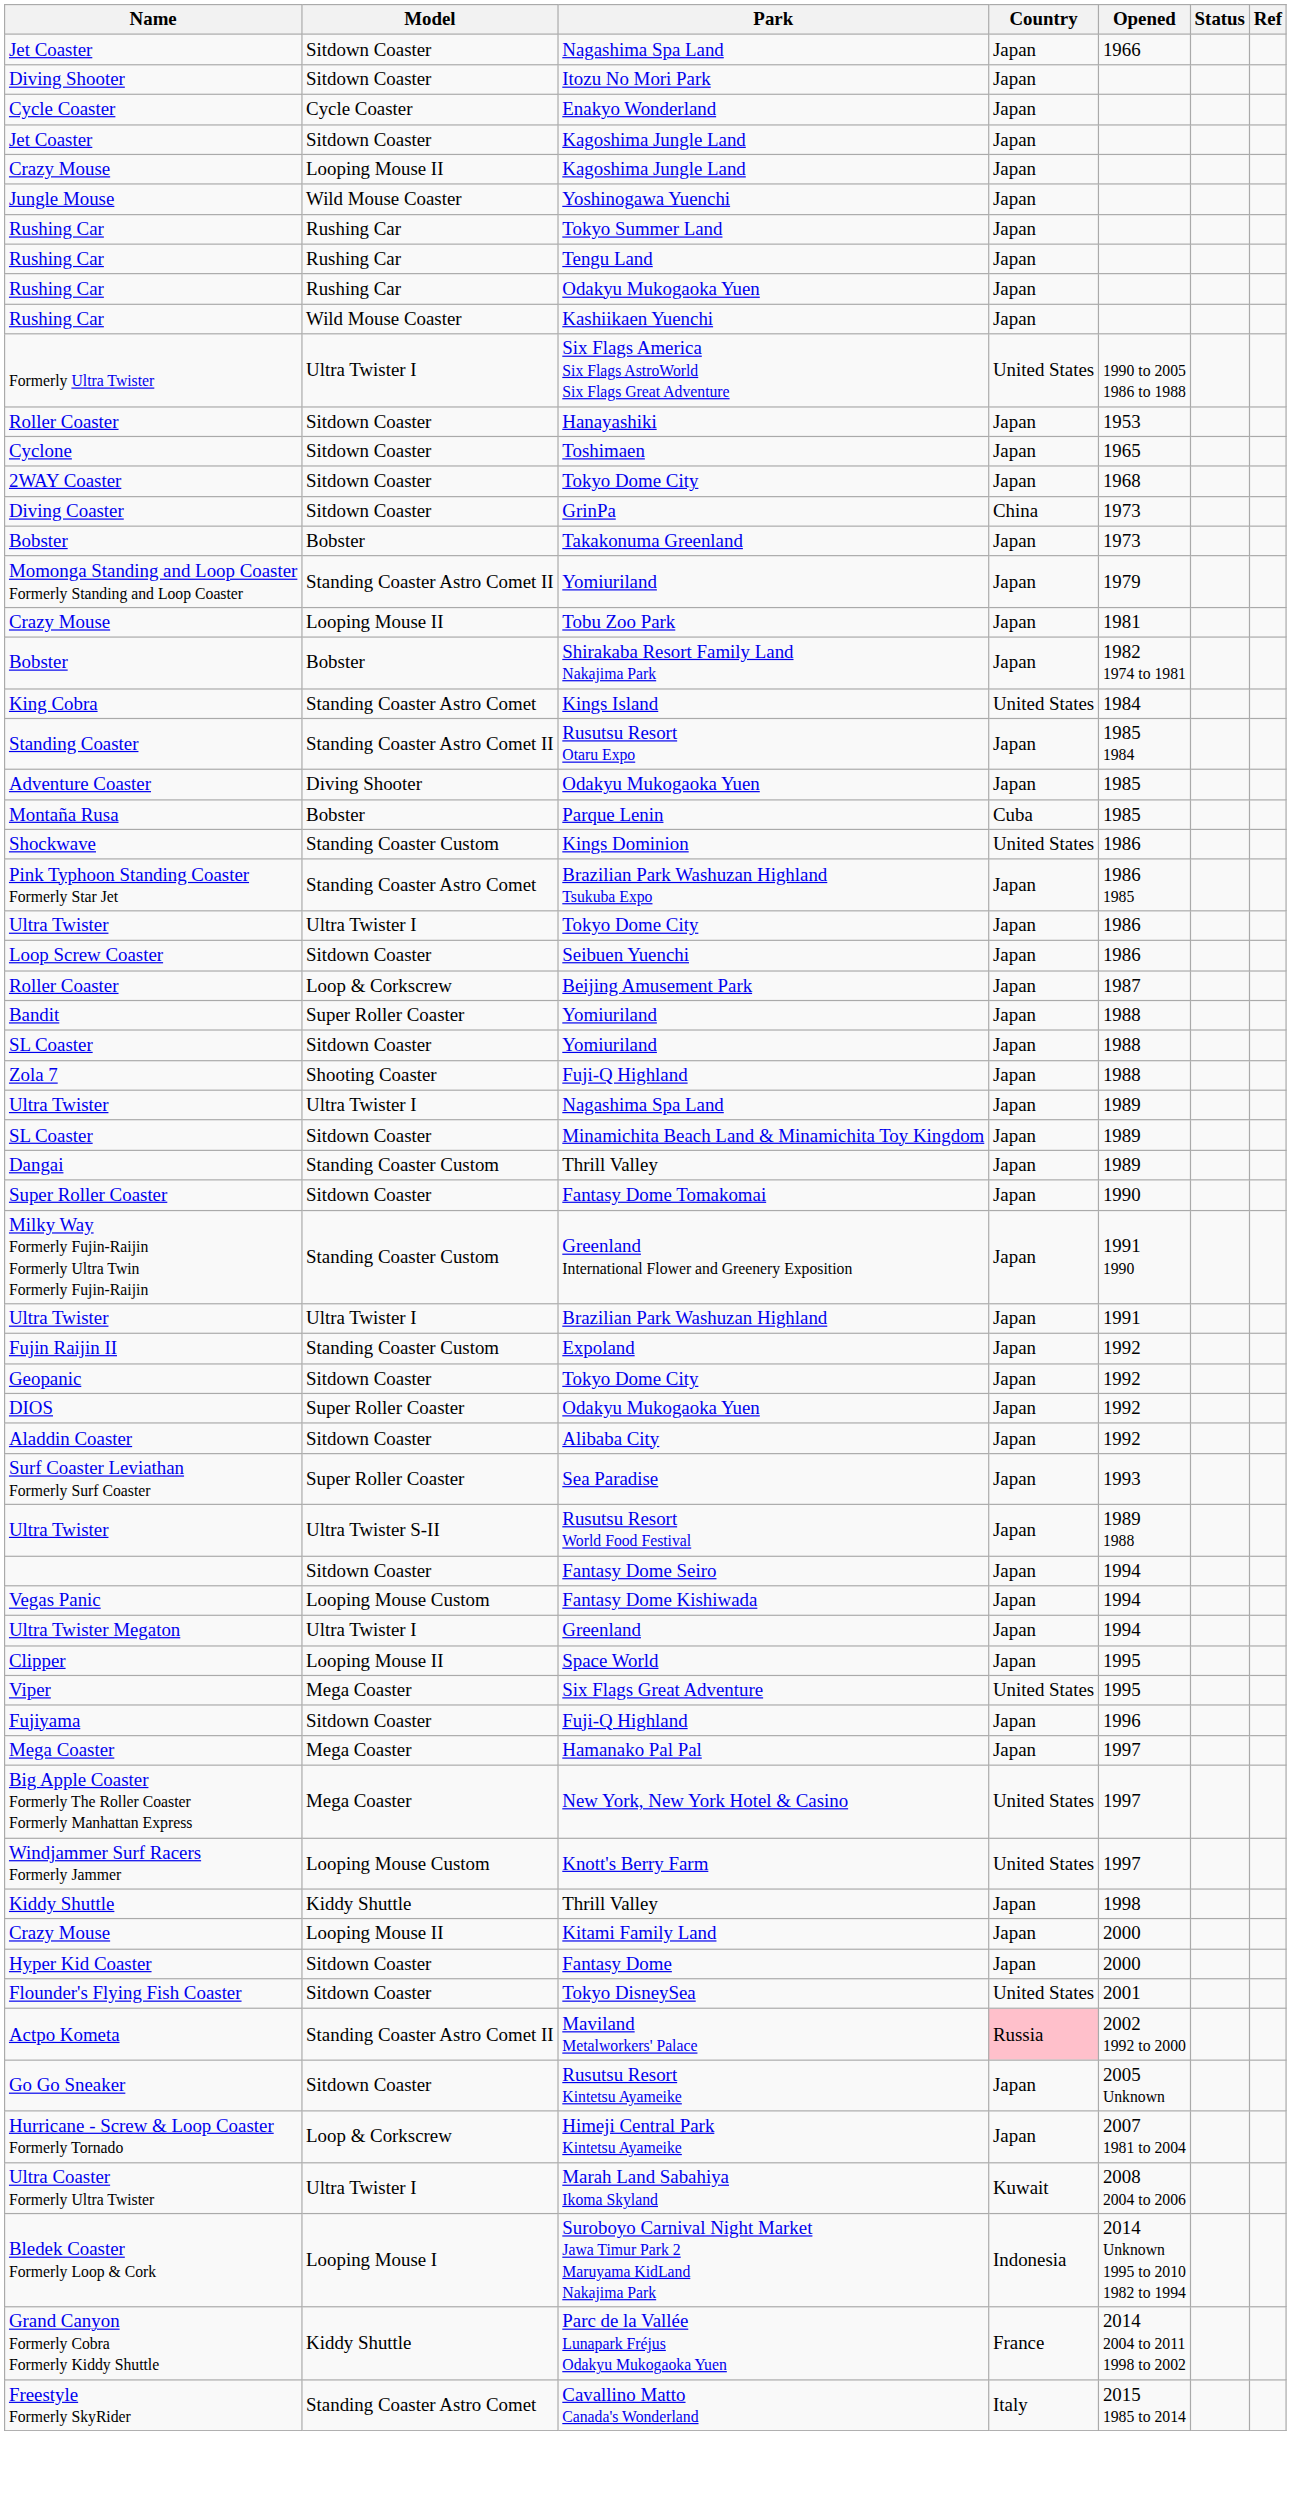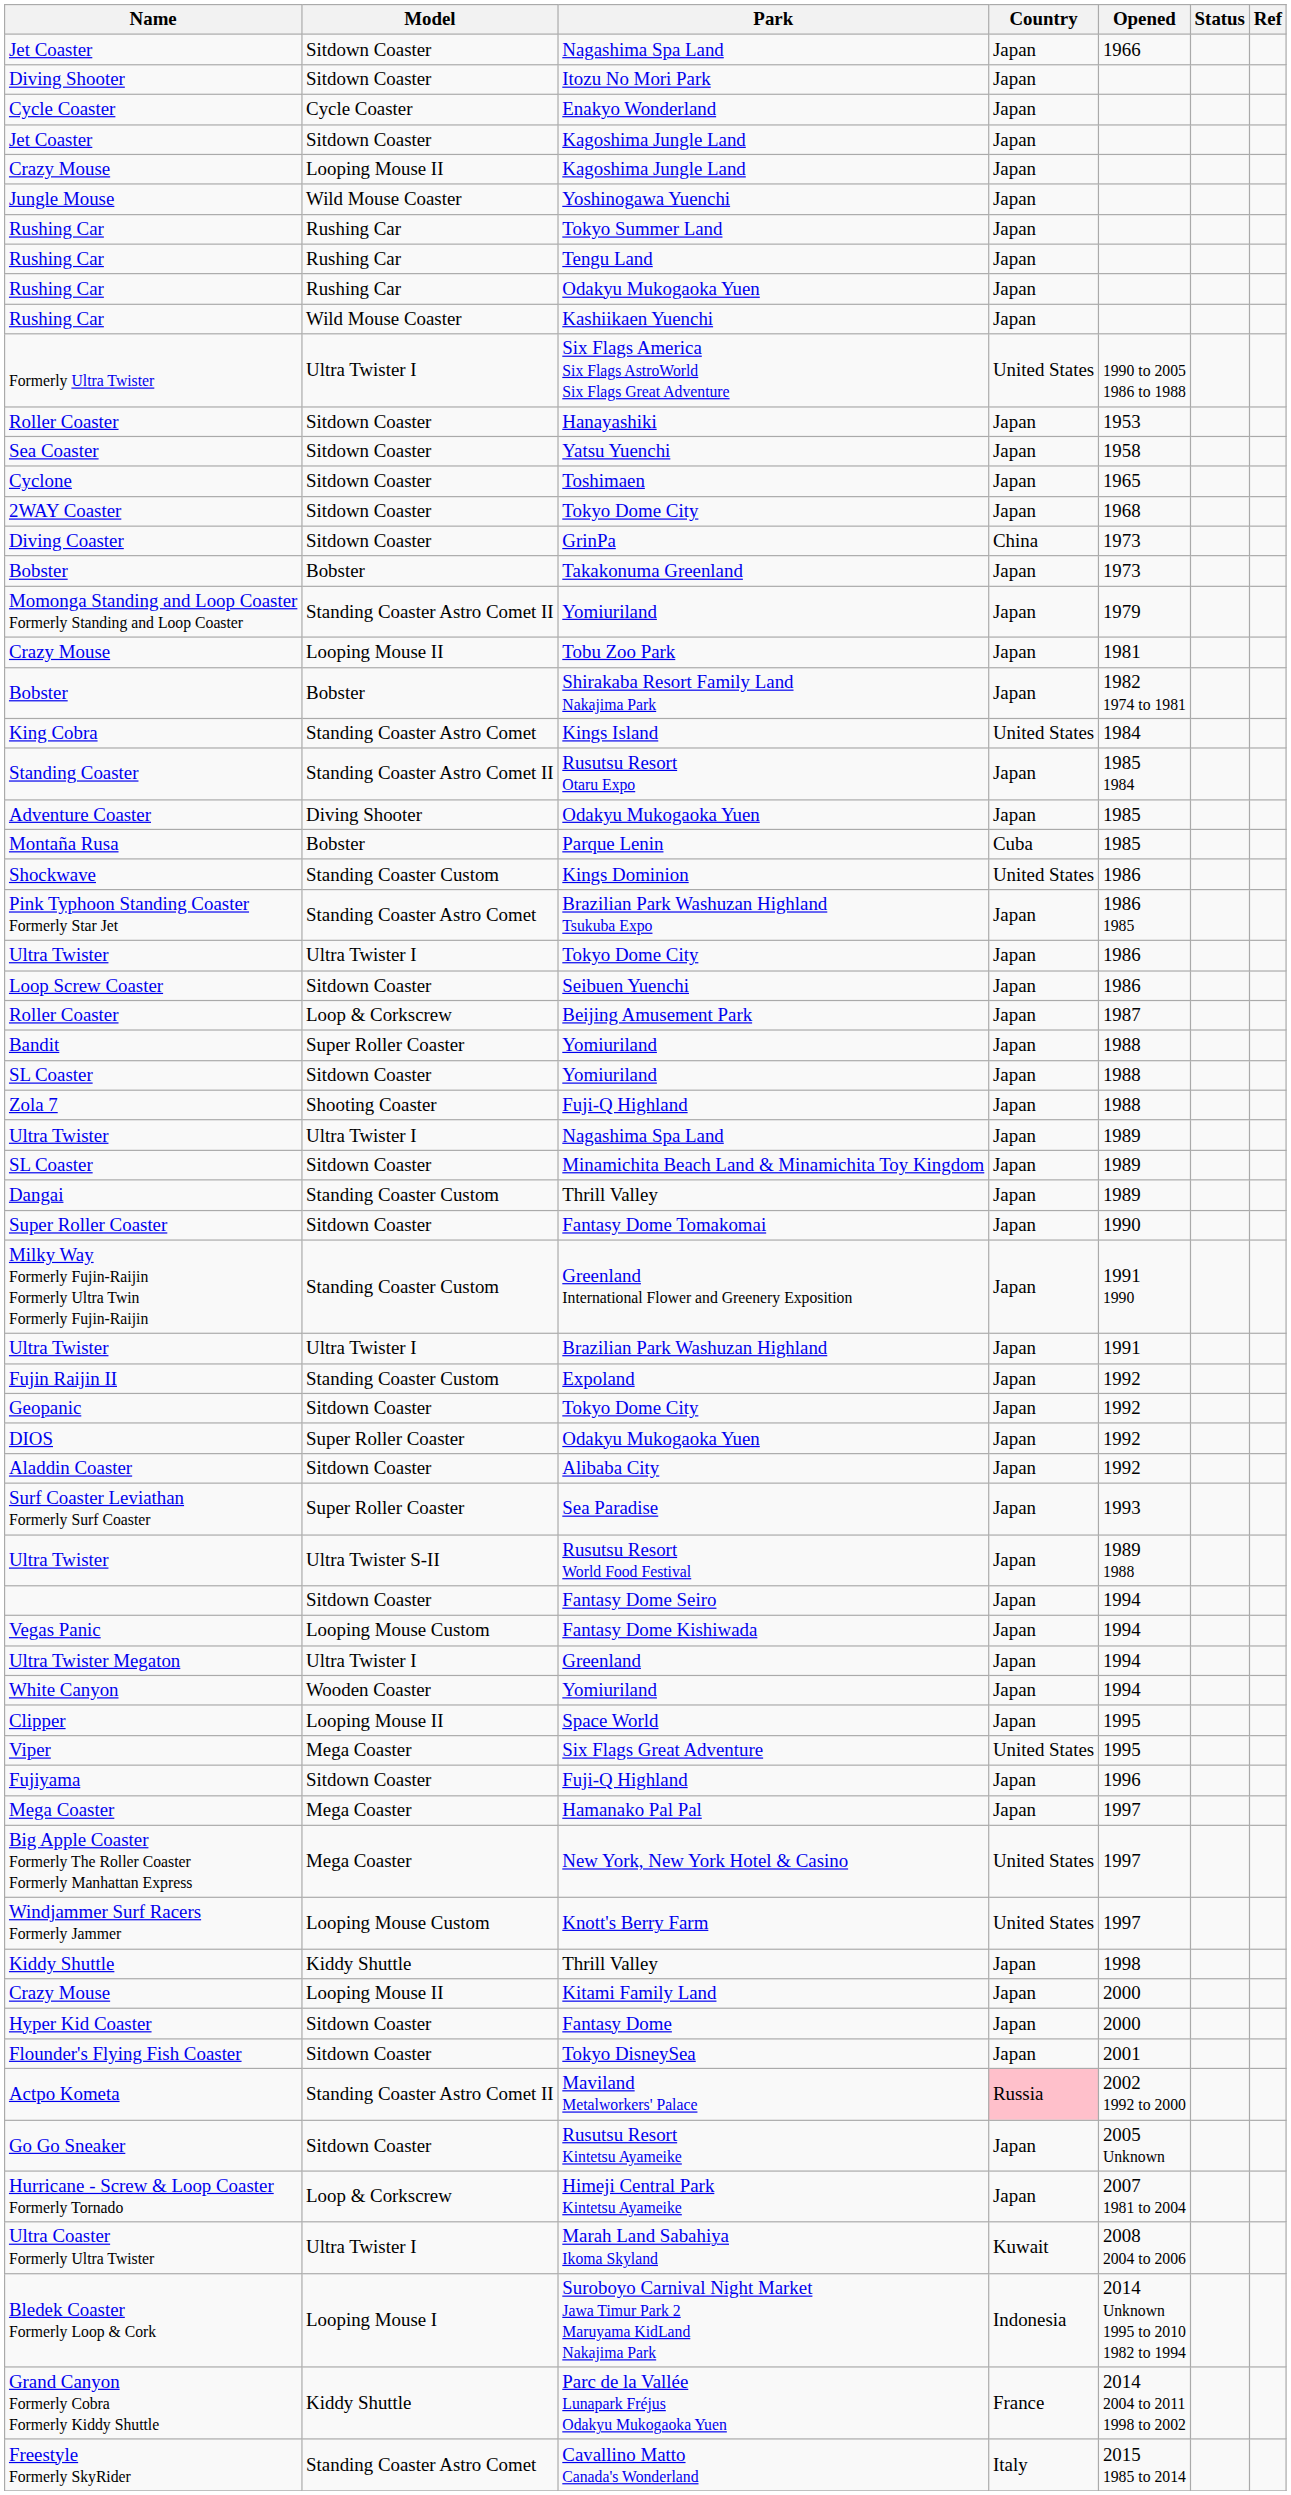+ row: (54, 451)
+ row: (64, 1690)
(1044, 1993) United States -> (1014, 2053) Japan
